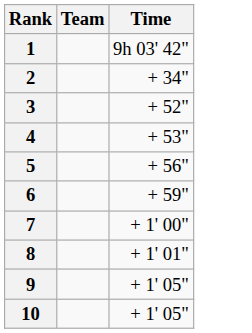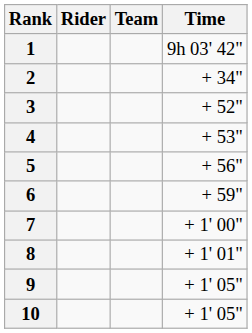+ column: (83, 19)
